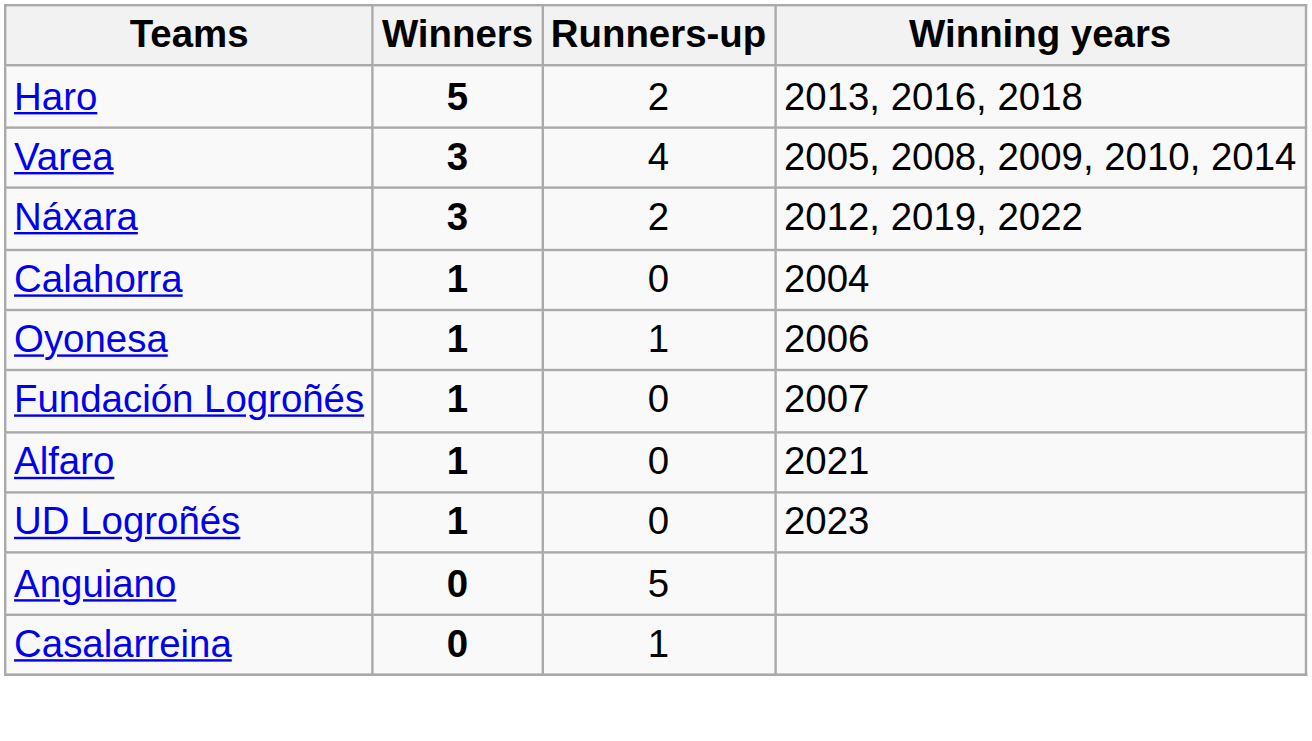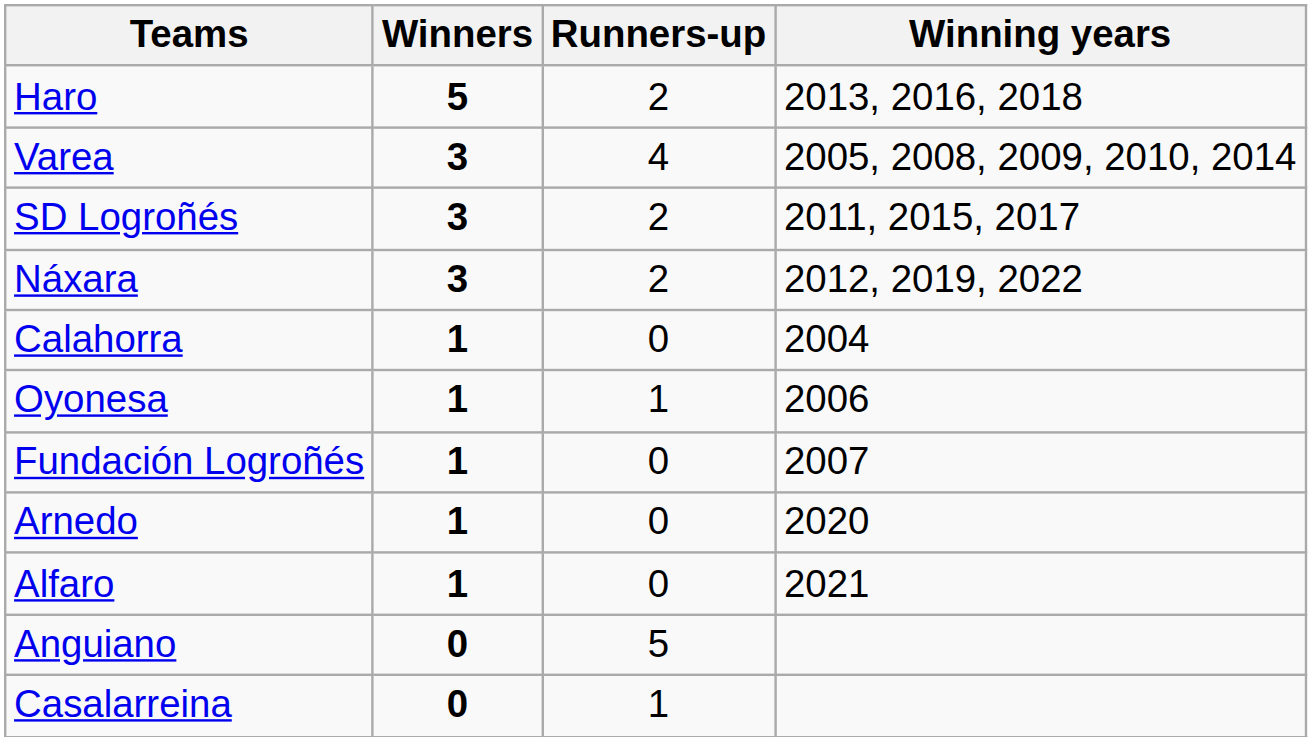+ row: (126, 217)
+ row: (76, 522)
- row: (127, 522)
